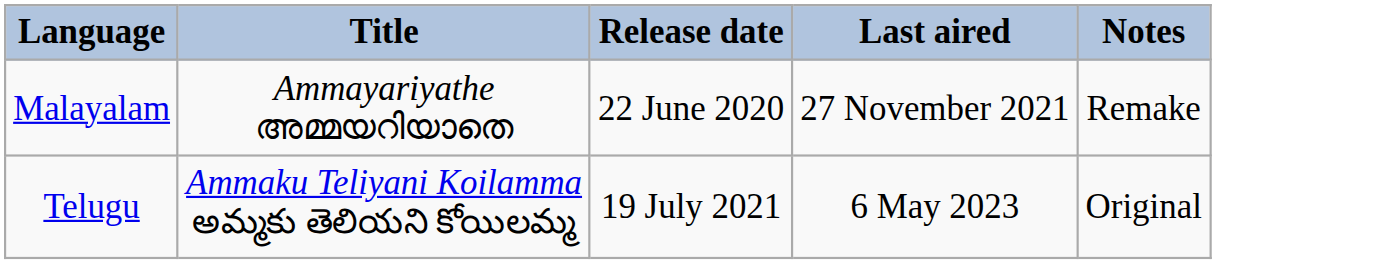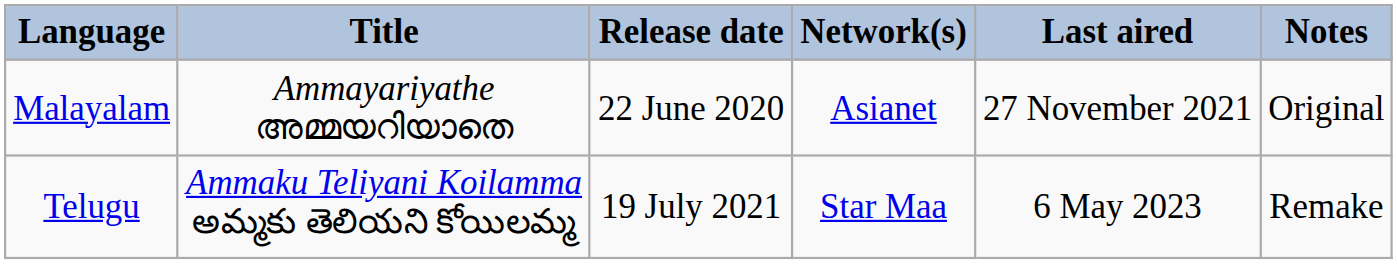+ column: (884, 32)
(1144, 107) Remake -> (1326, 107) Original
(1144, 206) Original -> (1326, 206) Remake
